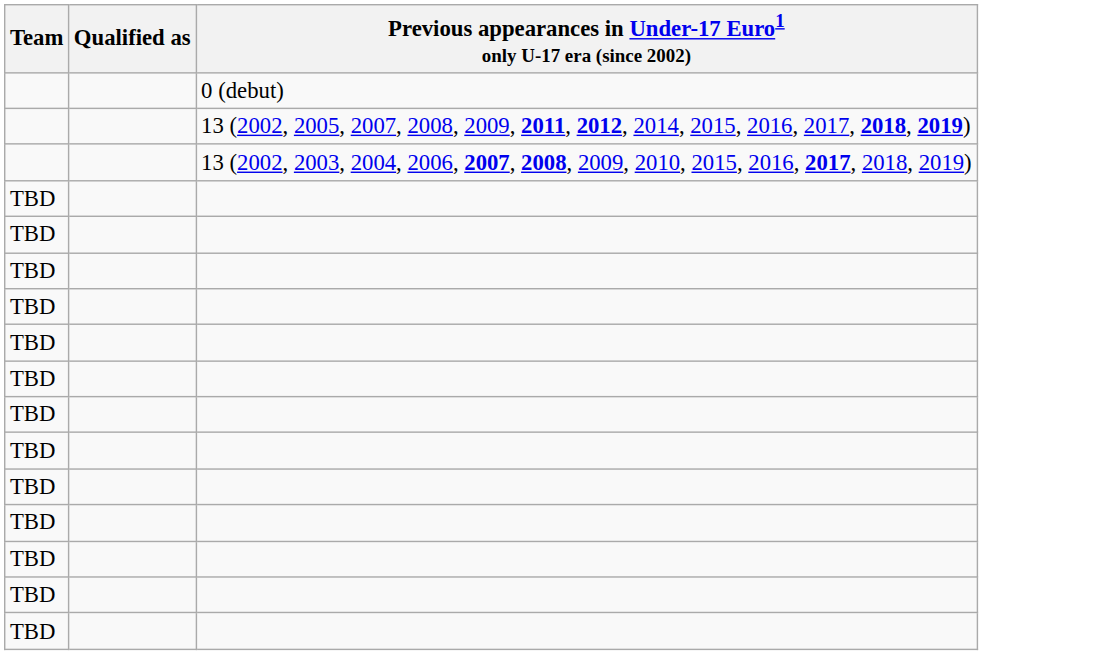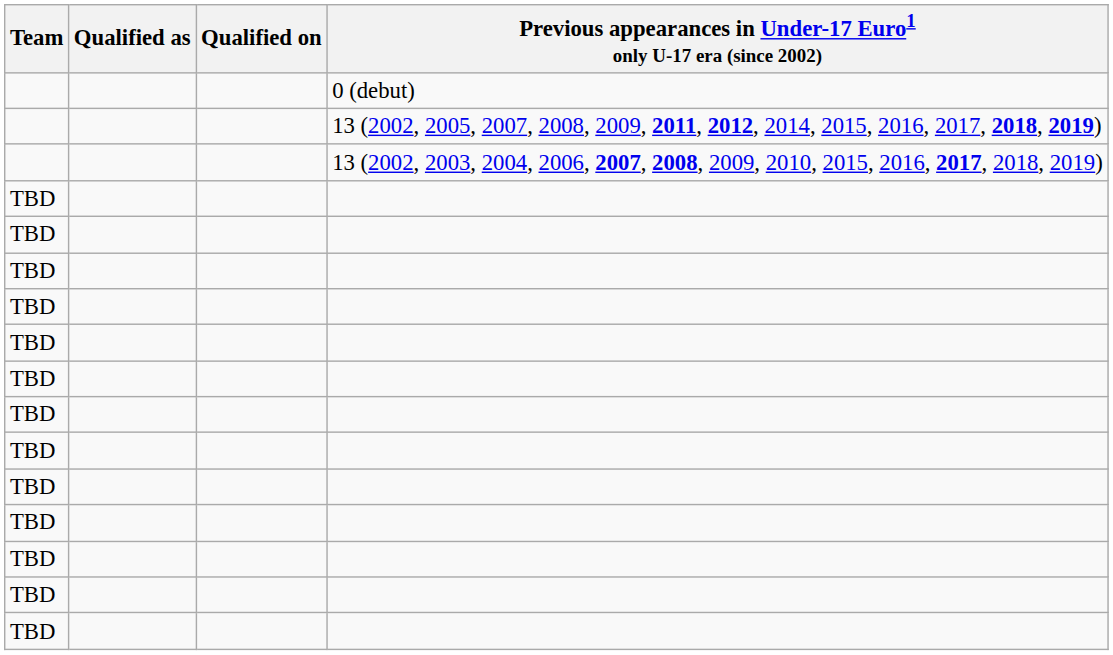+ column: (261, 38)
